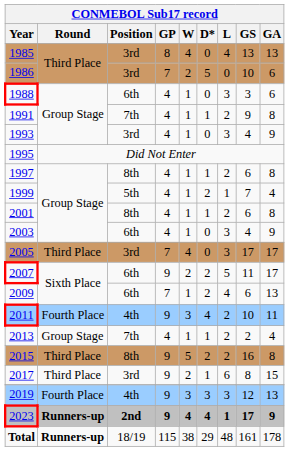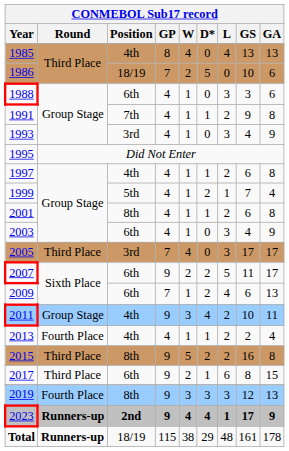(131, 53) 3rd -> (131, 53) 4th
(131, 73) 3rd -> (131, 73) 18/19
(131, 173) 8th -> (131, 173) 4th
(73, 315) Fourth Place -> (73, 315) Group Stage
(72, 335) Group Stage -> (72, 335) Fourth Place
(131, 335) 7th -> (131, 335) 4th
(131, 375) 3rd -> (131, 375) 6th
(131, 395) 4th -> (131, 395) 8th
